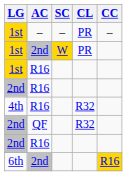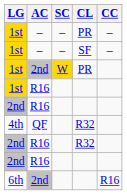+ row: (16, 50)
(40, 106) R16 -> (40, 124) QF
(40, 124) QF -> (40, 143) R16
(110, 161) gold background -> (110, 180) no background
